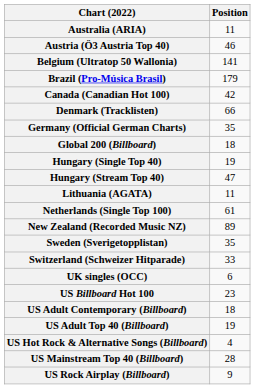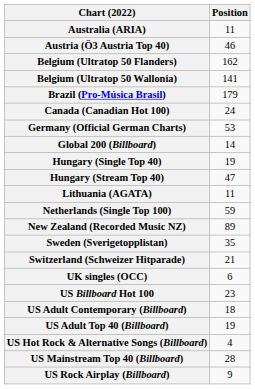+ row: (107, 62)
(230, 95) 42 -> (230, 111) 24
- row: (107, 111)
(230, 128) 35 -> (230, 128) 53
(230, 144) 18 -> (230, 144) 14
(230, 210) 61 -> (230, 210) 59
(230, 260) 33 -> (230, 260) 21
